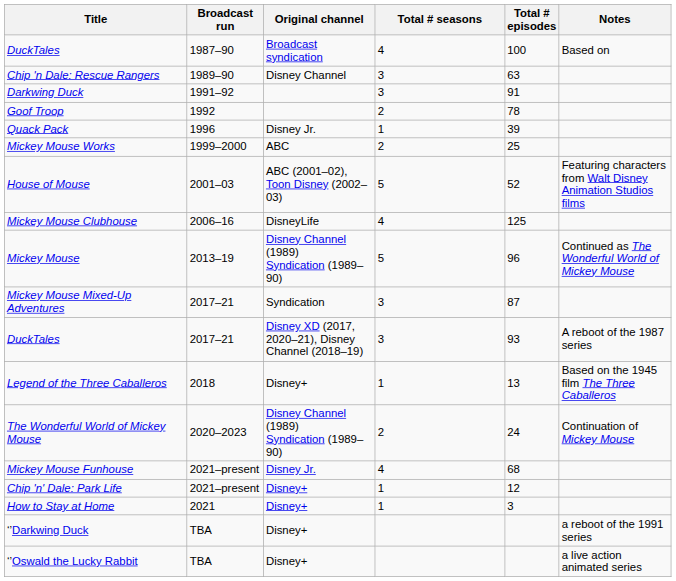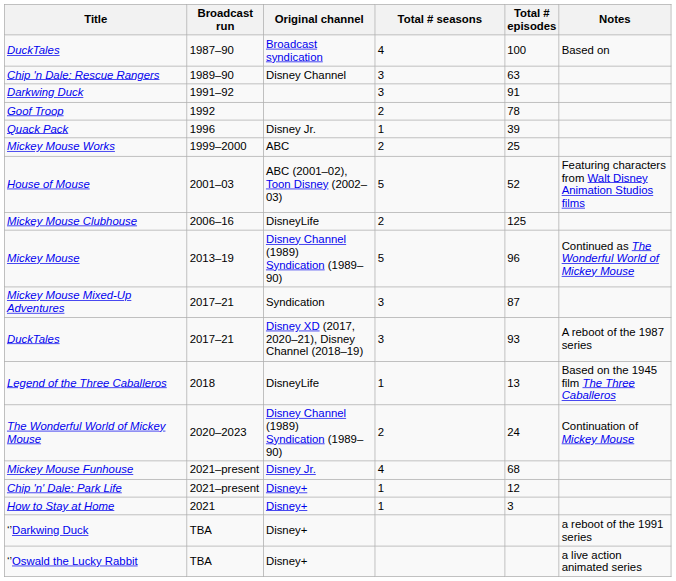(381, 221) 4 -> (381, 221) 2
(287, 383) Disney+ -> (292, 383) DisneyLife
